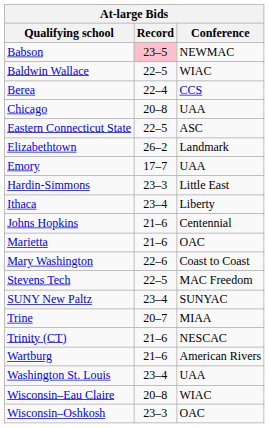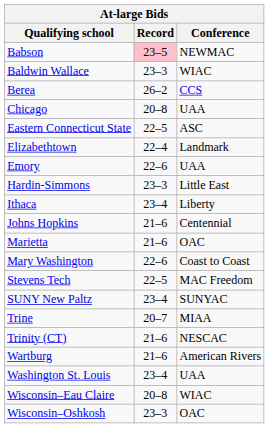(155, 71) 22–5 -> (155, 71) 23–3
(155, 90) 22–4 -> (155, 90) 26–2
(155, 147) 26–2 -> (155, 147) 22–4
(155, 166) 17–7 -> (155, 166) 22–6
